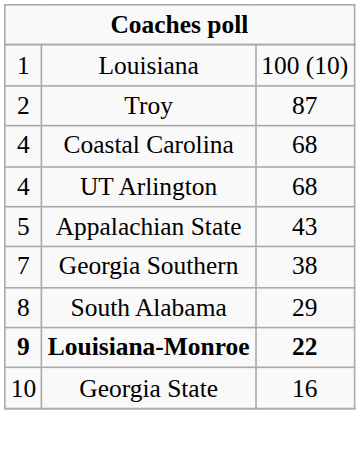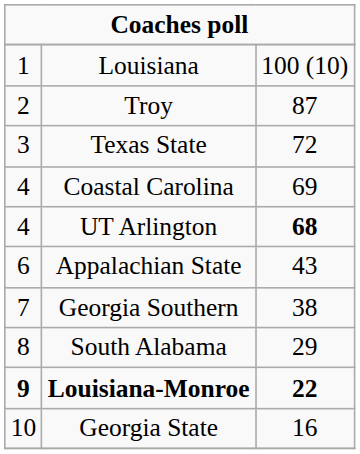+ row: (149, 145)
(305, 145) 68 -> (305, 186) 69
(305, 186) normal -> (305, 226) bold
(23, 226) 5 -> (23, 266) 6
